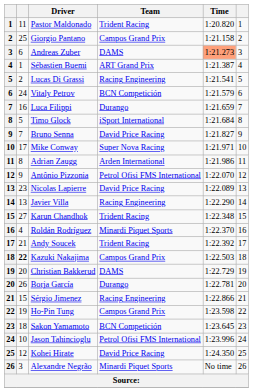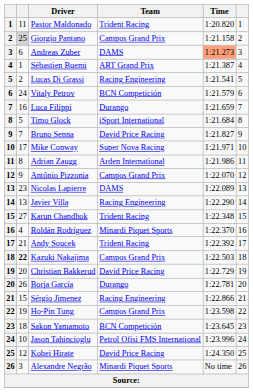(23, 38) no background -> (23, 38) lightgrey background
(150, 175) Petrol Ofisi FMS International -> (132, 175) Campos Grand Prix
(132, 188) David Price Racing -> (111, 188) DAMS
(111, 270) DAMS -> (132, 270) David Price Racing
